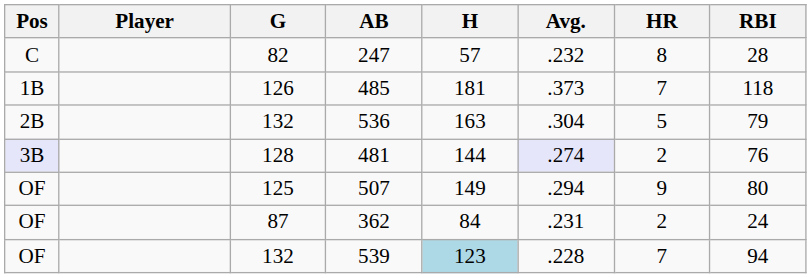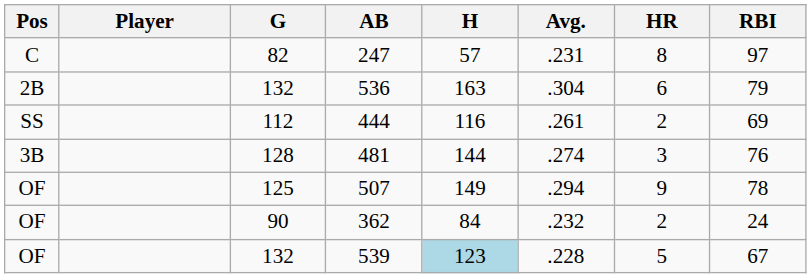(566, 54) .232 -> (566, 54) .231
(758, 54) 28 -> (758, 54) 97
- row: (374, 88)
(662, 121) 5 -> (662, 88) 6
+ row: (374, 121)
(32, 155) lavender background -> (32, 155) no background
(566, 155) lavender background -> (566, 155) no background
(662, 155) 2 -> (662, 155) 3
(758, 188) 80 -> (758, 188) 78
(278, 222) 87 -> (278, 222) 90
(566, 222) .231 -> (566, 222) .232
(662, 255) 7 -> (662, 255) 5
(758, 255) 94 -> (758, 255) 67
